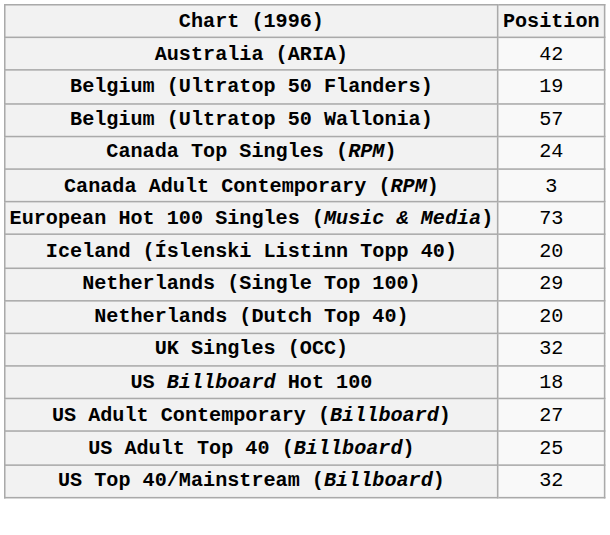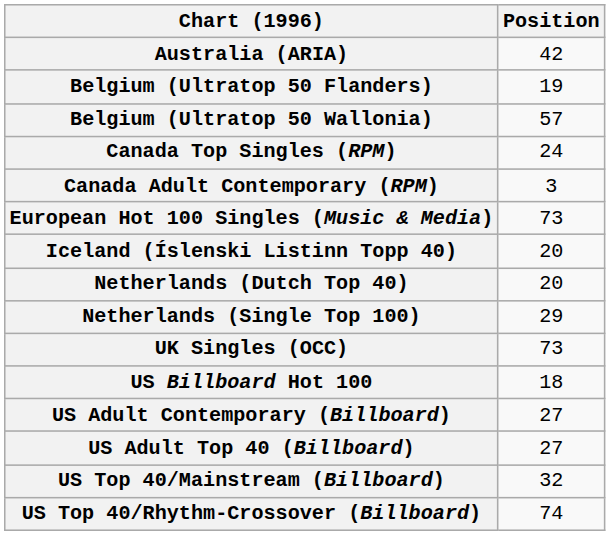rows swapped: (251, 317) <-> (251, 284)
(551, 350) 32 -> (551, 350) 73
(551, 448) 25 -> (551, 448) 27
+ row: (251, 514)
